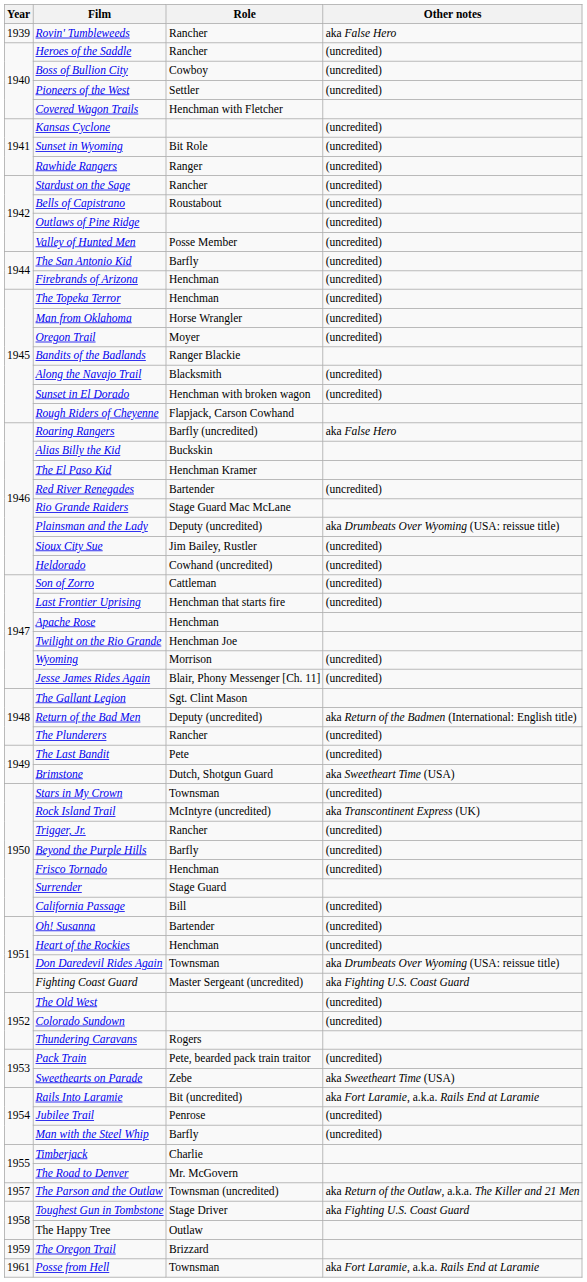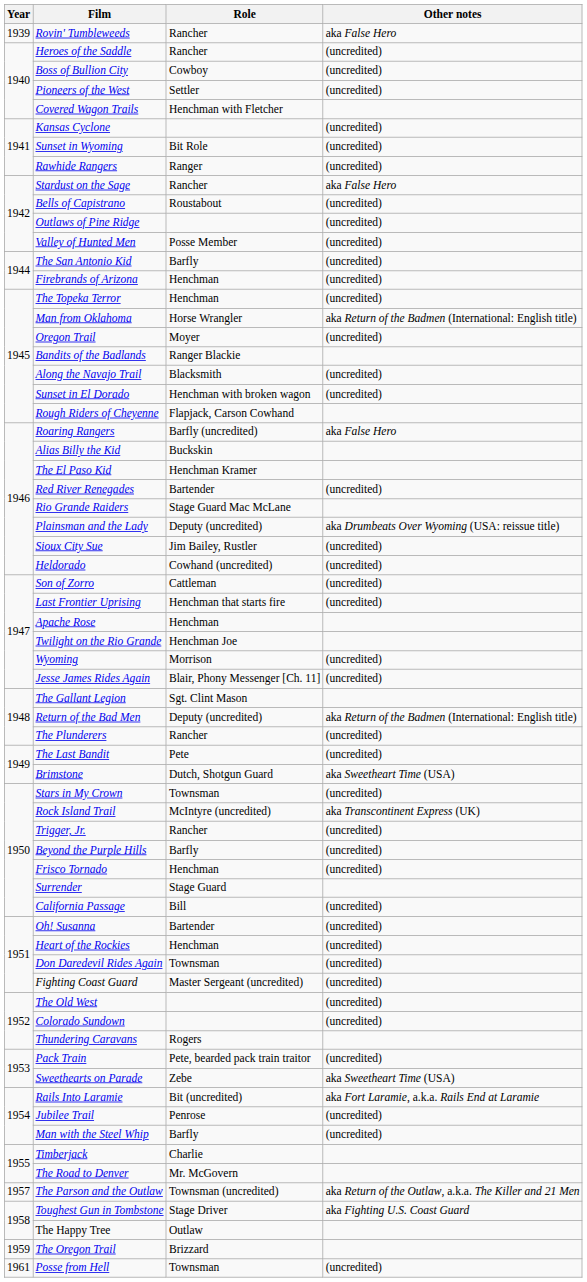(354, 185) (uncredited) -> (361, 185) aka False Hero
(354, 318) (uncredited) -> (451, 318) aka Return of the Badmen (International: English title)
(443, 964) aka Drumbeats Over Wyoming (USA: reissue title) -> (354, 964) (uncredited)
(397, 983) aka Fighting U.S. Coast Guard -> (354, 983) (uncredited)
(432, 1268) aka Fort Laramie, a.k.a. Rails End at Laramie -> (354, 1268) (uncredited)
